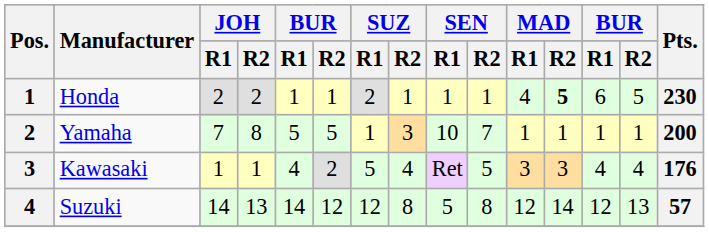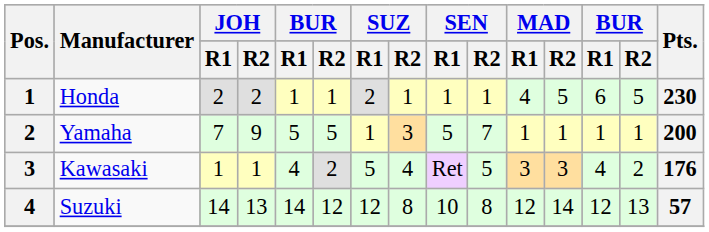(563, 96) bold -> (563, 96) normal
(256, 132) 8 -> (256, 132) 9
(447, 132) 10 -> (447, 132) 5
(638, 169) 4 -> (638, 169) 2
(447, 206) 5 -> (447, 206) 10
